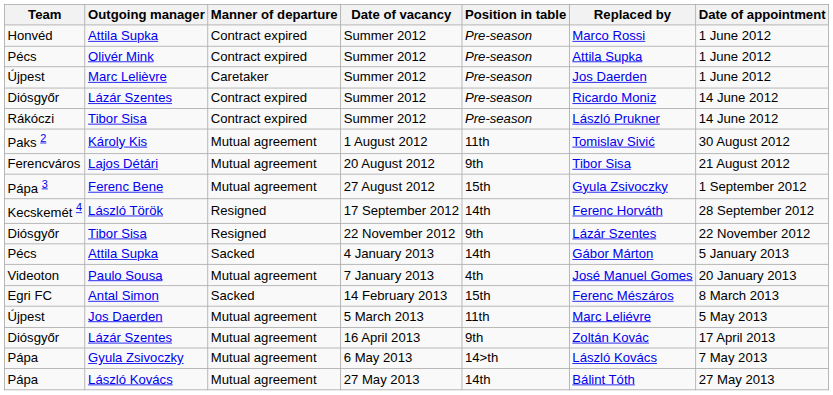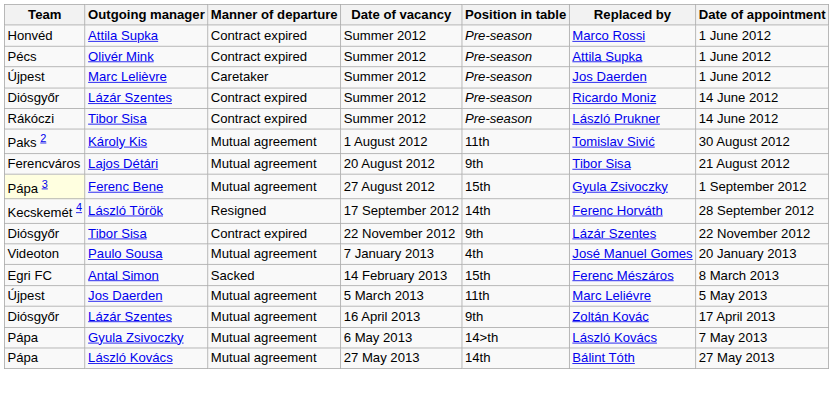(28, 186) no background -> (28, 186) lightyellow background
(239, 233) Resigned -> (259, 233) Contract expired
- row: (123, 254)
